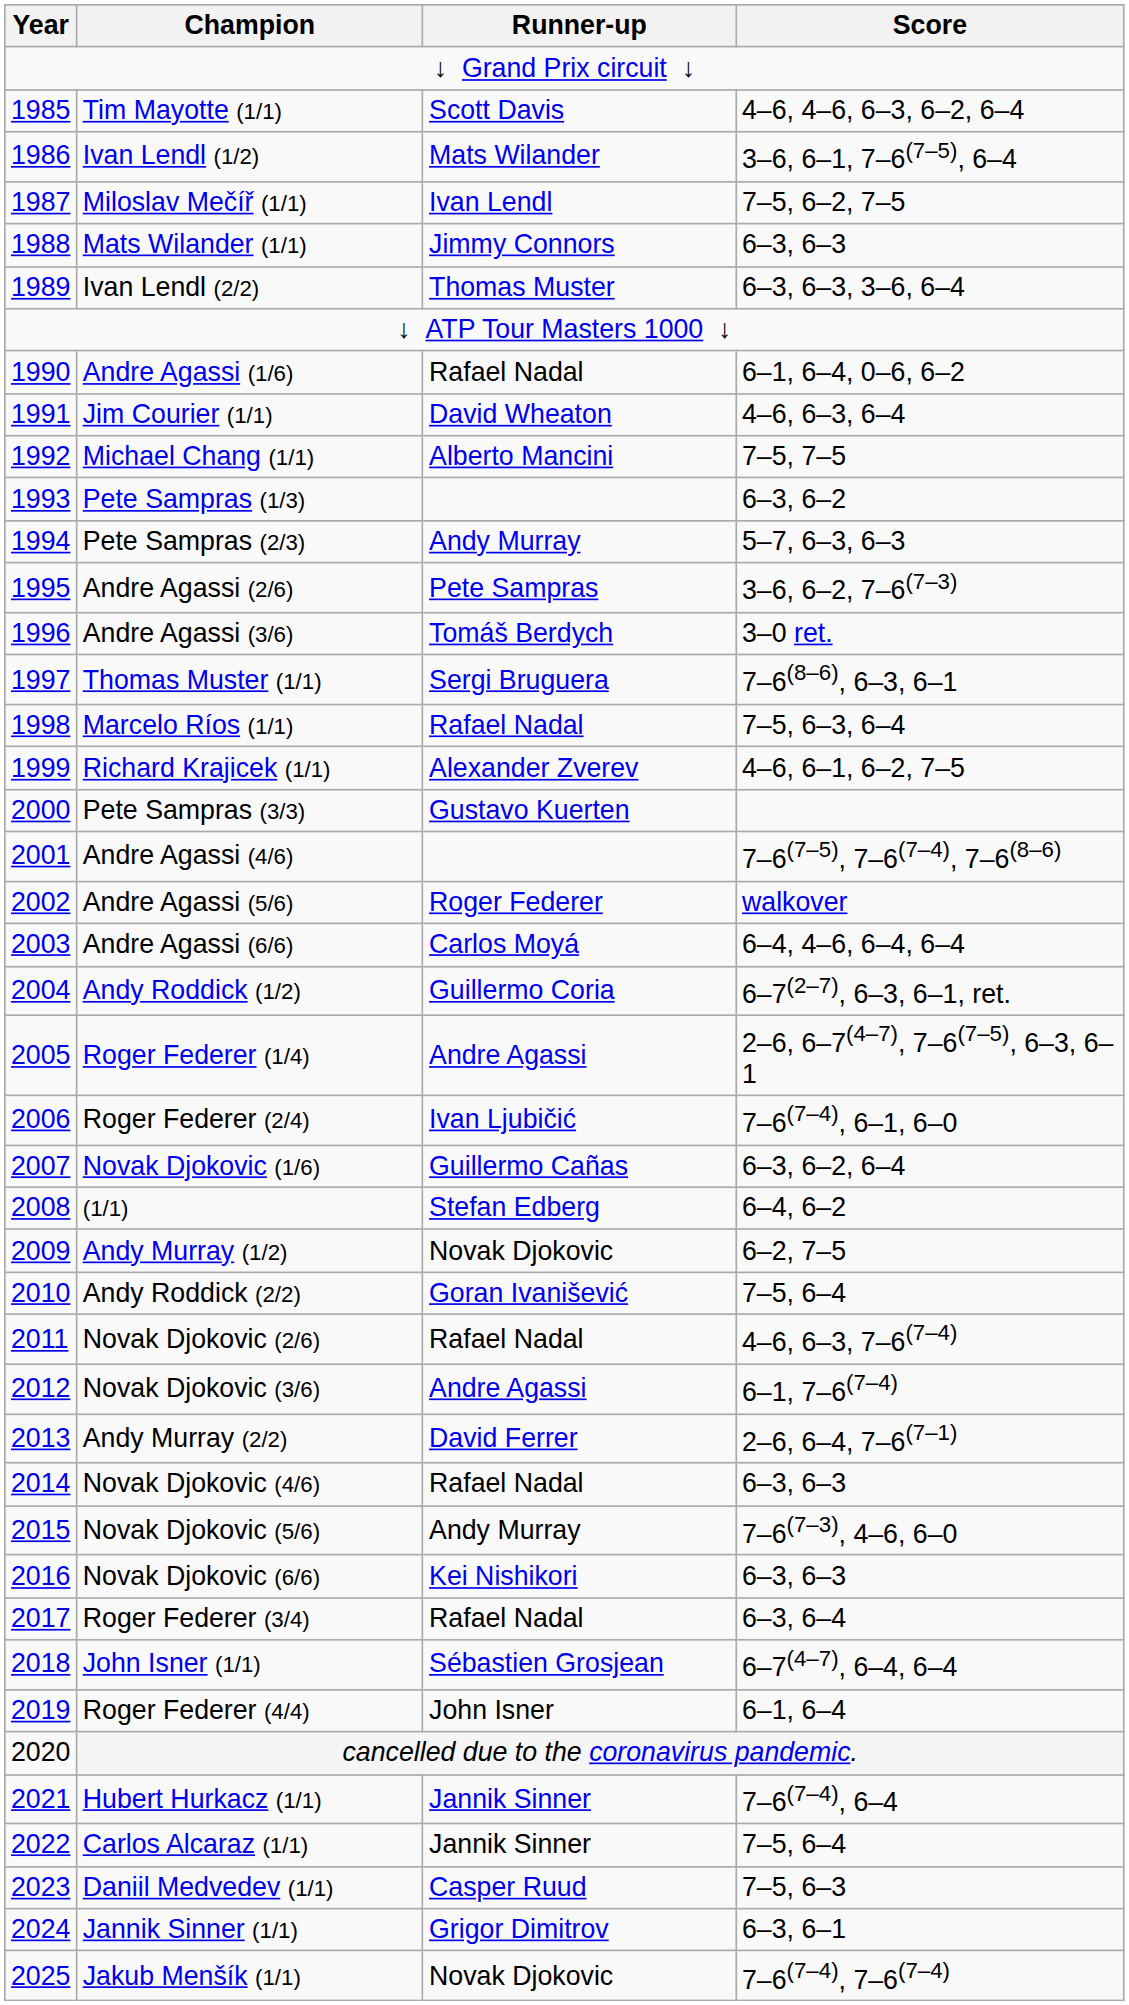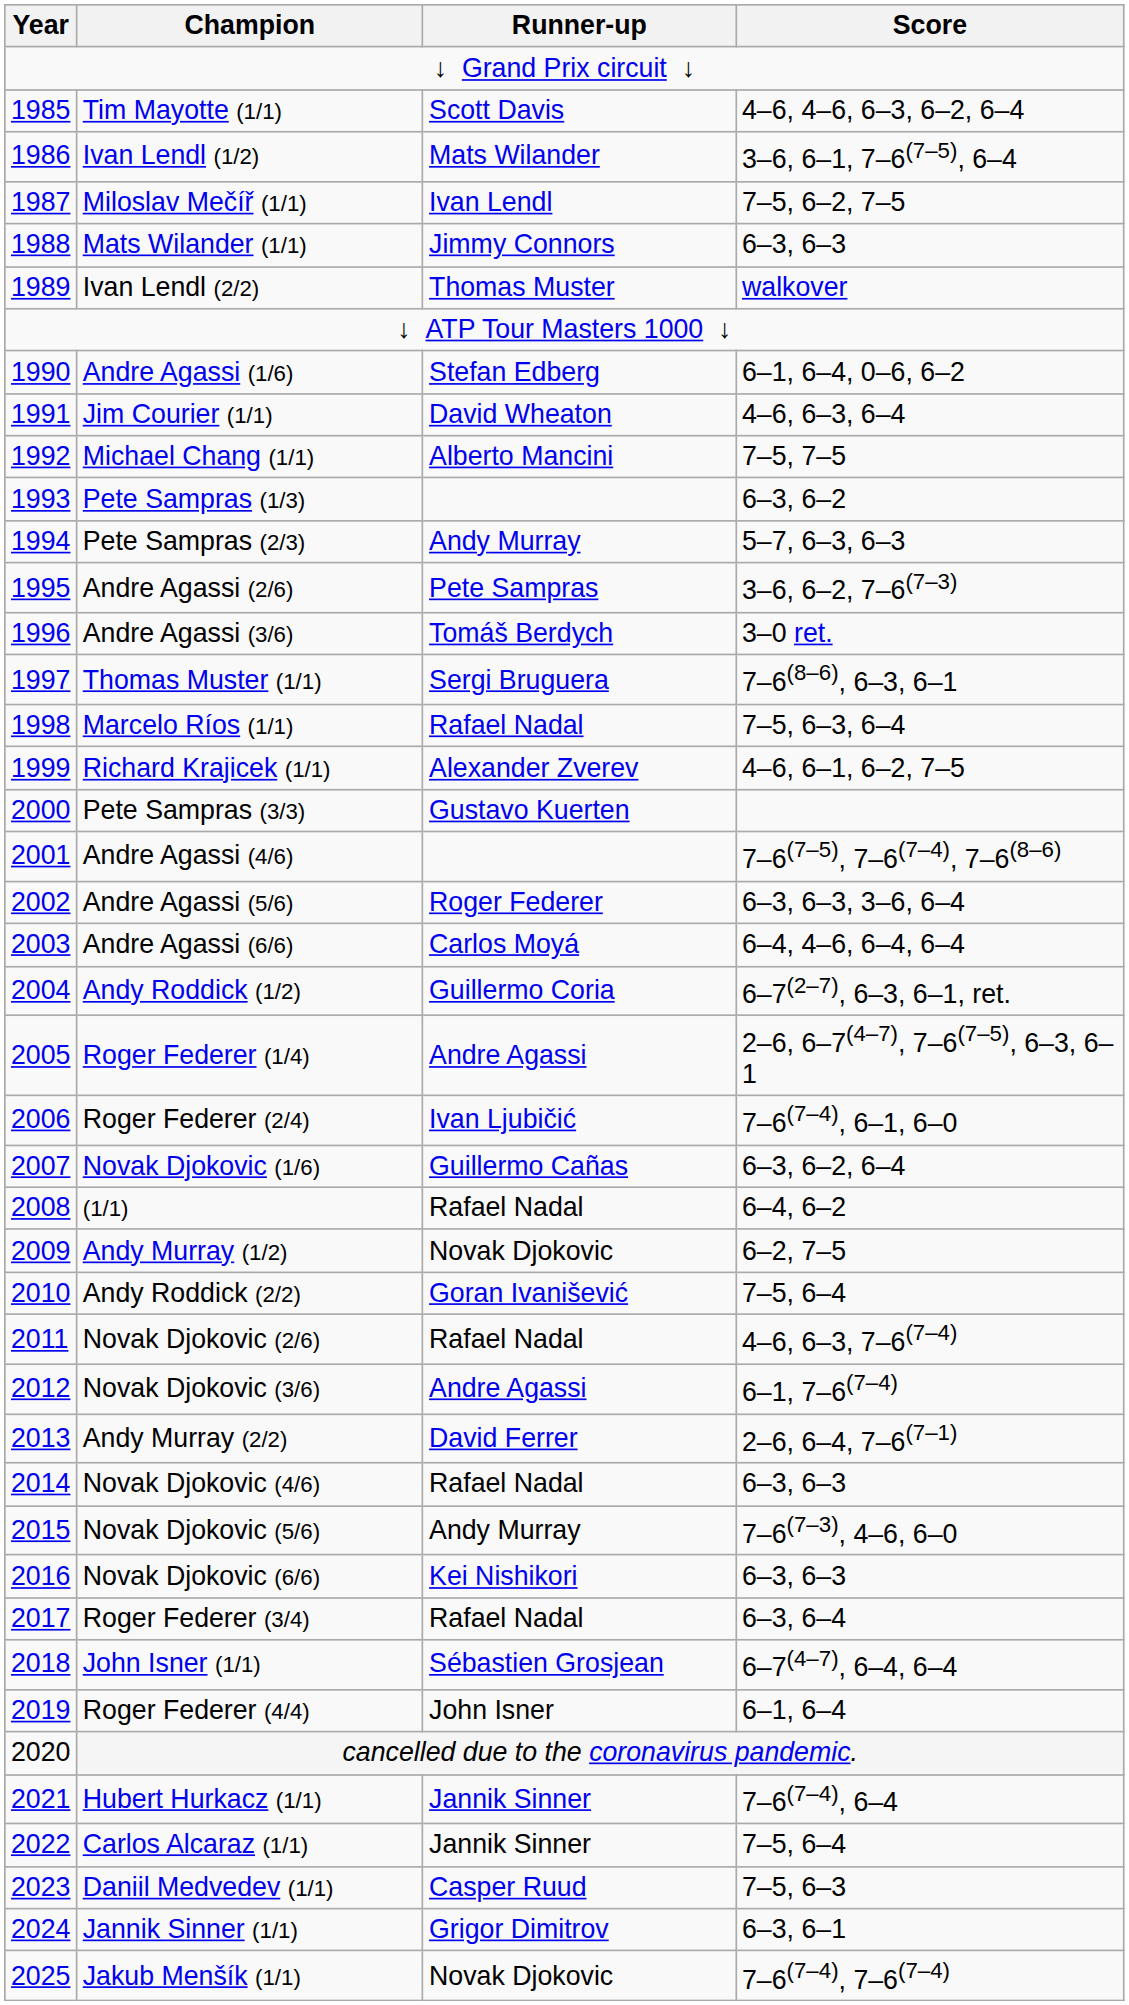(853, 287) 6–3, 6–3, 3–6, 6–4 -> (795, 287) walkover
(506, 371) Rafael Nadal -> (514, 371) Stefan Edberg
(795, 902) walkover -> (853, 902) 6–3, 6–3, 3–6, 6–4
(514, 1208) Stefan Edberg -> (506, 1208) Rafael Nadal
